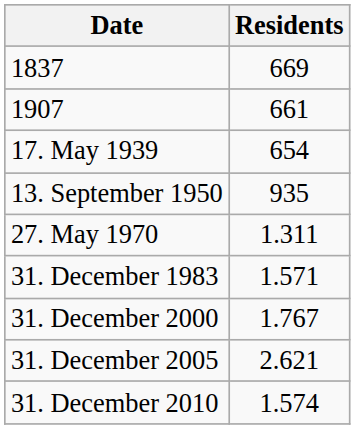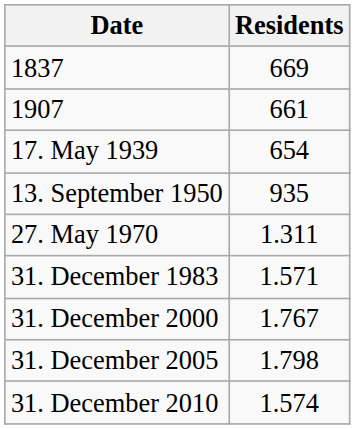(289, 360) 2.621 -> (289, 360) 1.798
